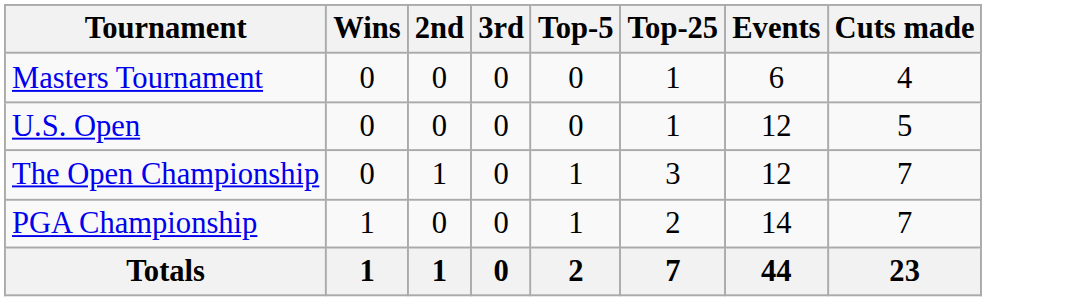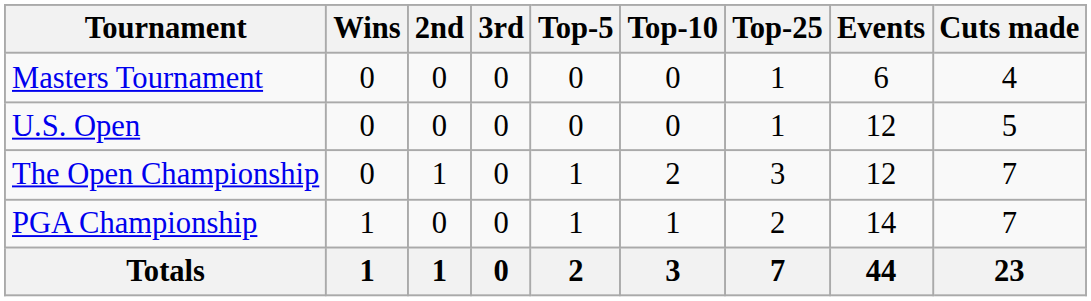+ column: (673, 28)
